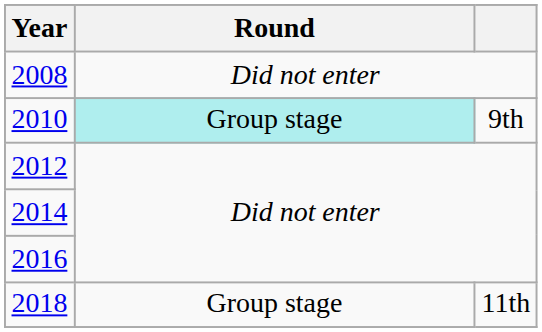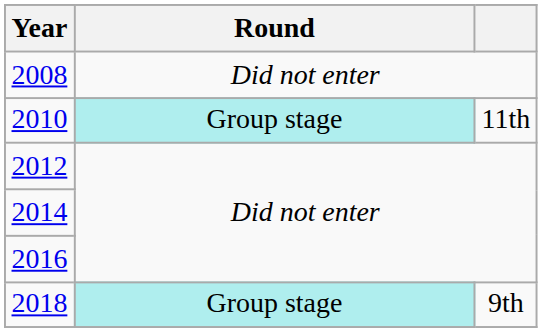(506, 120) 9th -> (506, 120) 11th
(274, 304) no background -> (274, 304) paleturquoise background
(506, 304) 11th -> (506, 304) 9th
